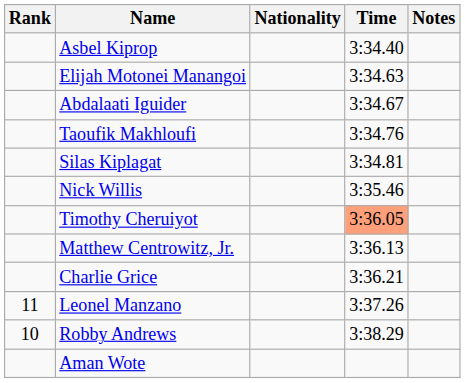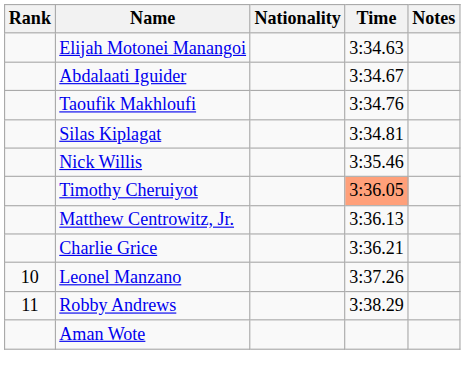- row: (108, 47)
(30, 305) 11 -> (30, 276) 10
(30, 334) 10 -> (30, 305) 11
